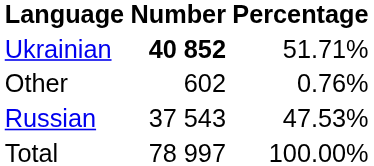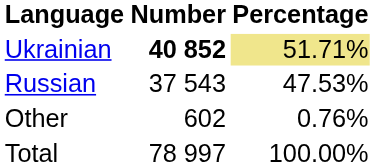(326, 49) no background -> (326, 49) khaki background
rows swapped: (50, 118) <-> (36, 84)
